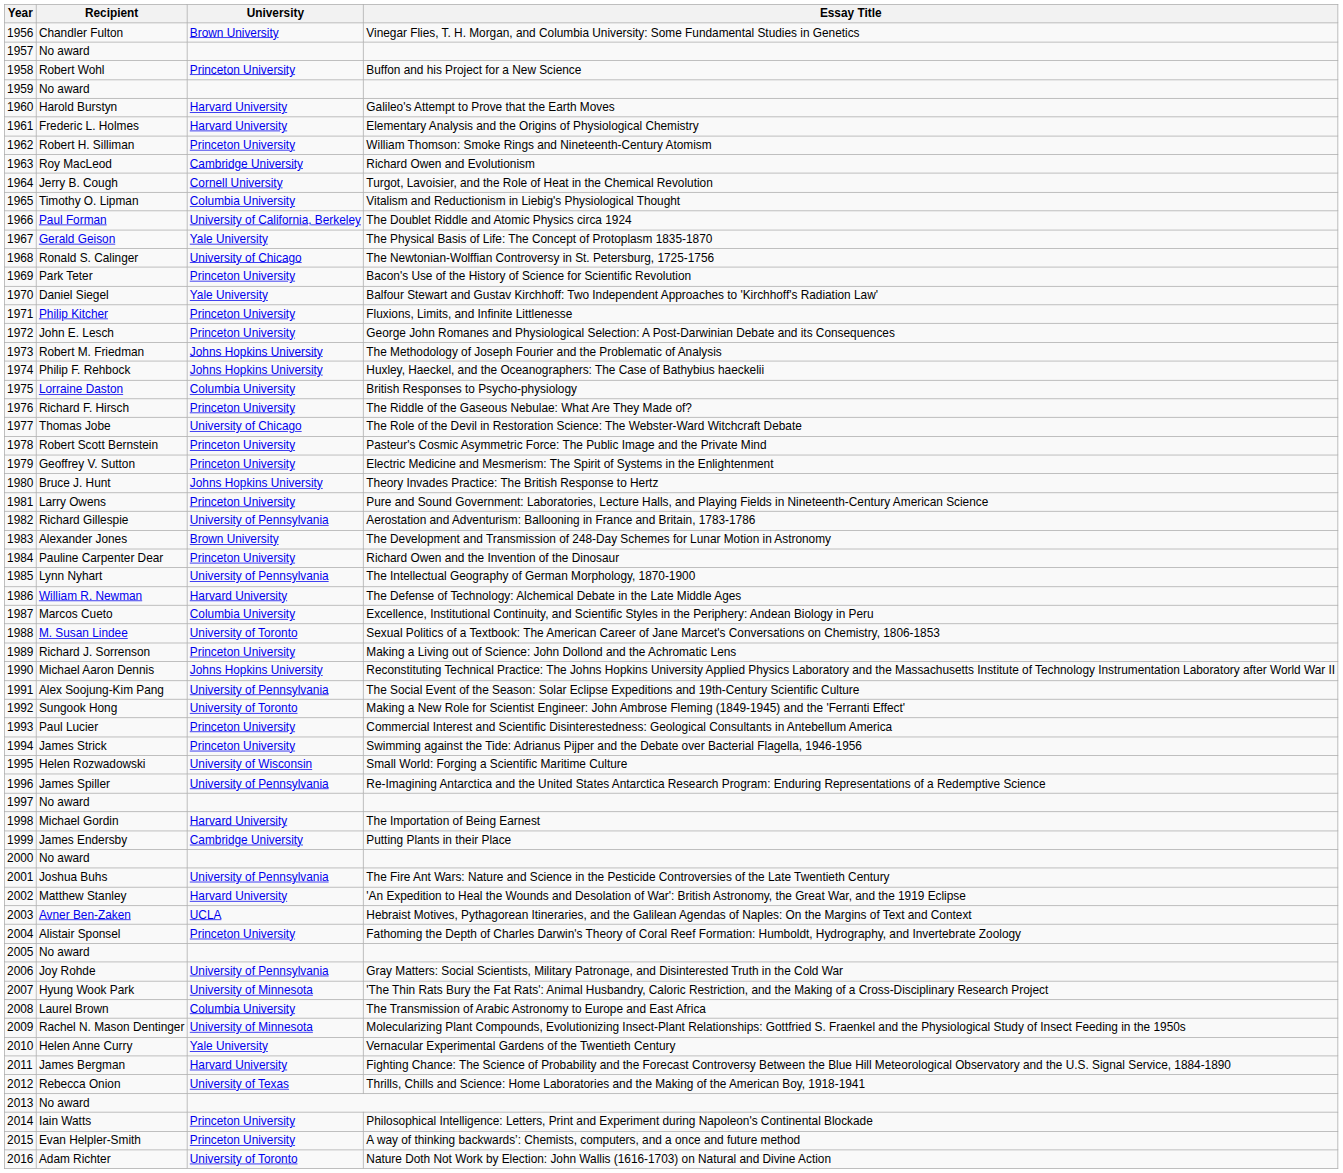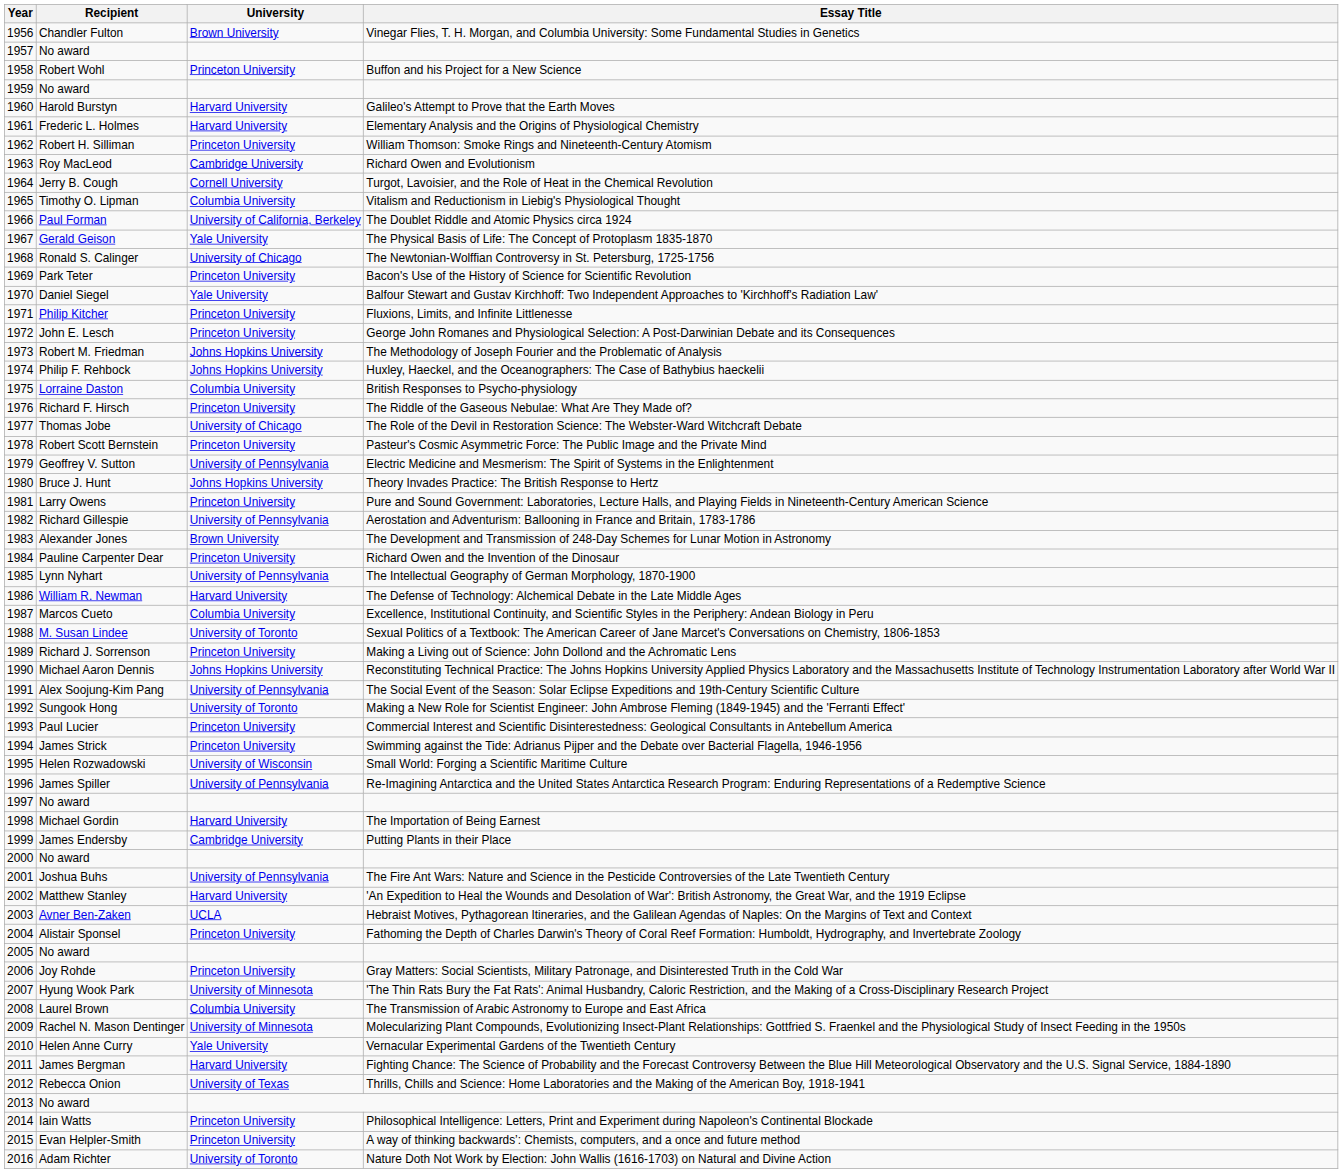(242, 464) Princeton University -> (259, 464) University of Pennsylvania
(259, 971) University of Pennsylvania -> (242, 971) Princeton University
